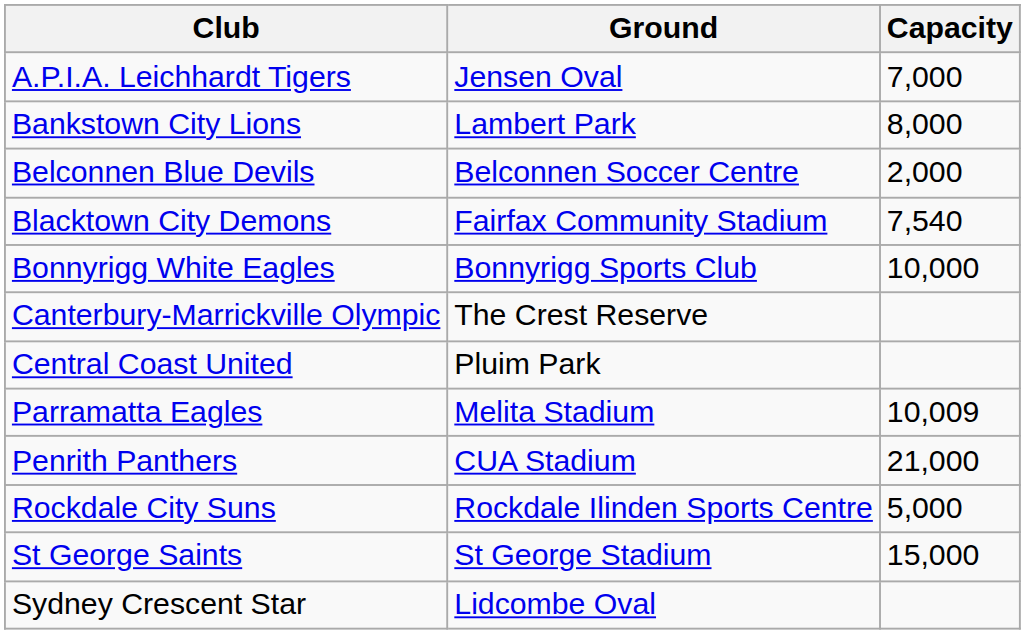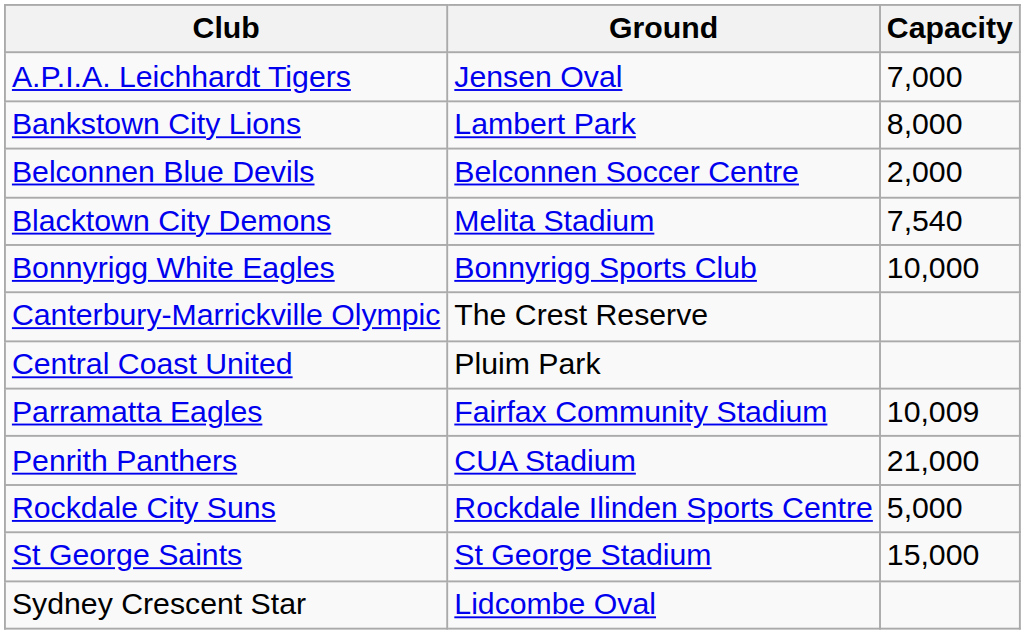(641, 220) Fairfax Community Stadium -> (554, 220) Melita Stadium
(554, 412) Melita Stadium -> (641, 412) Fairfax Community Stadium
